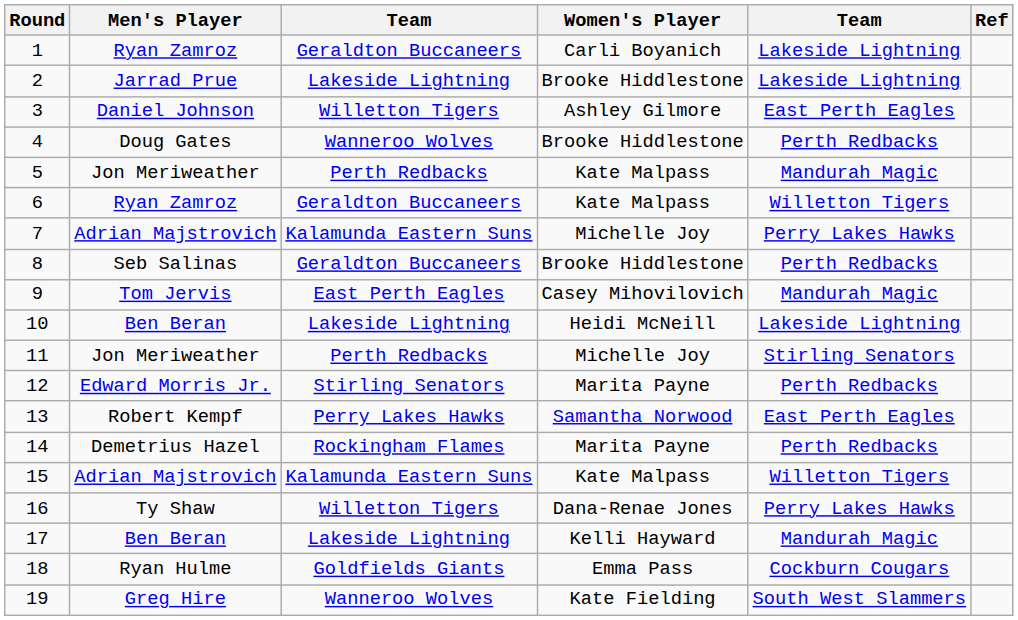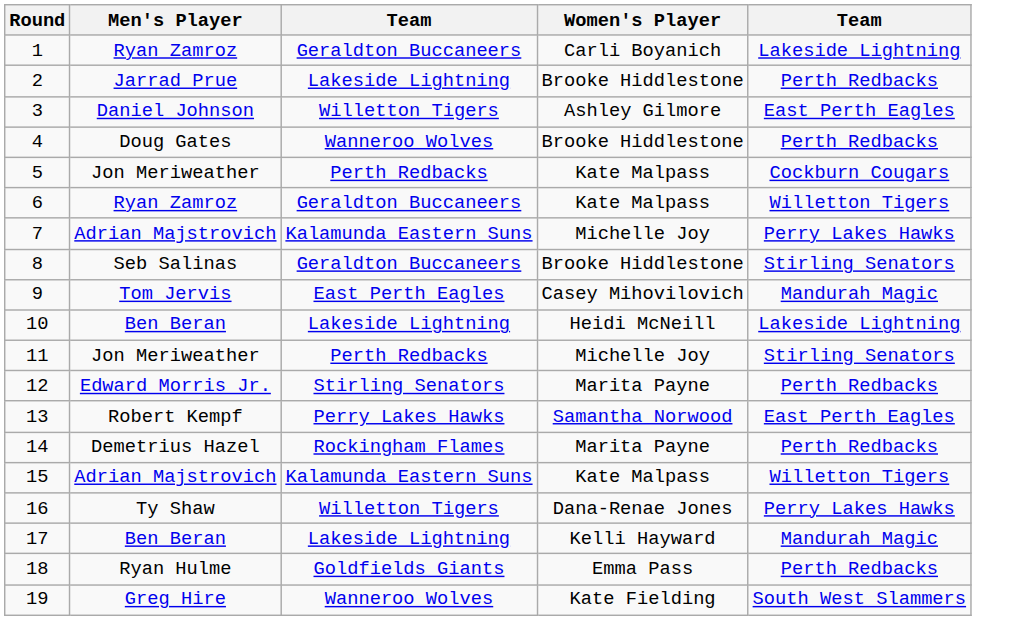- column: (992, 20)
(859, 81) Lakeside Lightning -> (859, 81) Perth Redbacks
(859, 173) Mandurah Magic -> (859, 173) Cockburn Cougars
(859, 264) Perth Redbacks -> (859, 264) Stirling Senators
(859, 569) Cockburn Cougars -> (859, 569) Perth Redbacks
